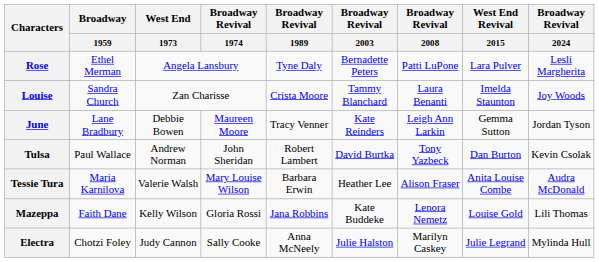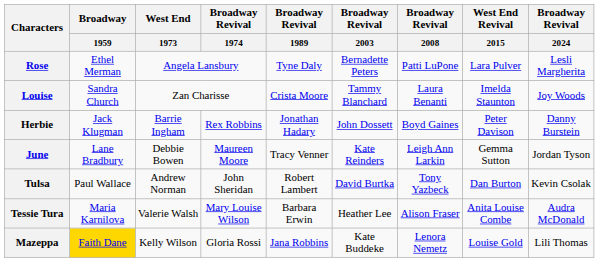+ row: (37, 124)
(103, 213) no background -> (103, 242) gold background
- row: (37, 242)
